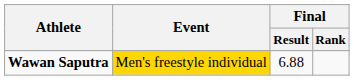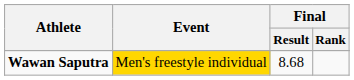(291, 62) 6.88 -> (291, 62) 8.68
